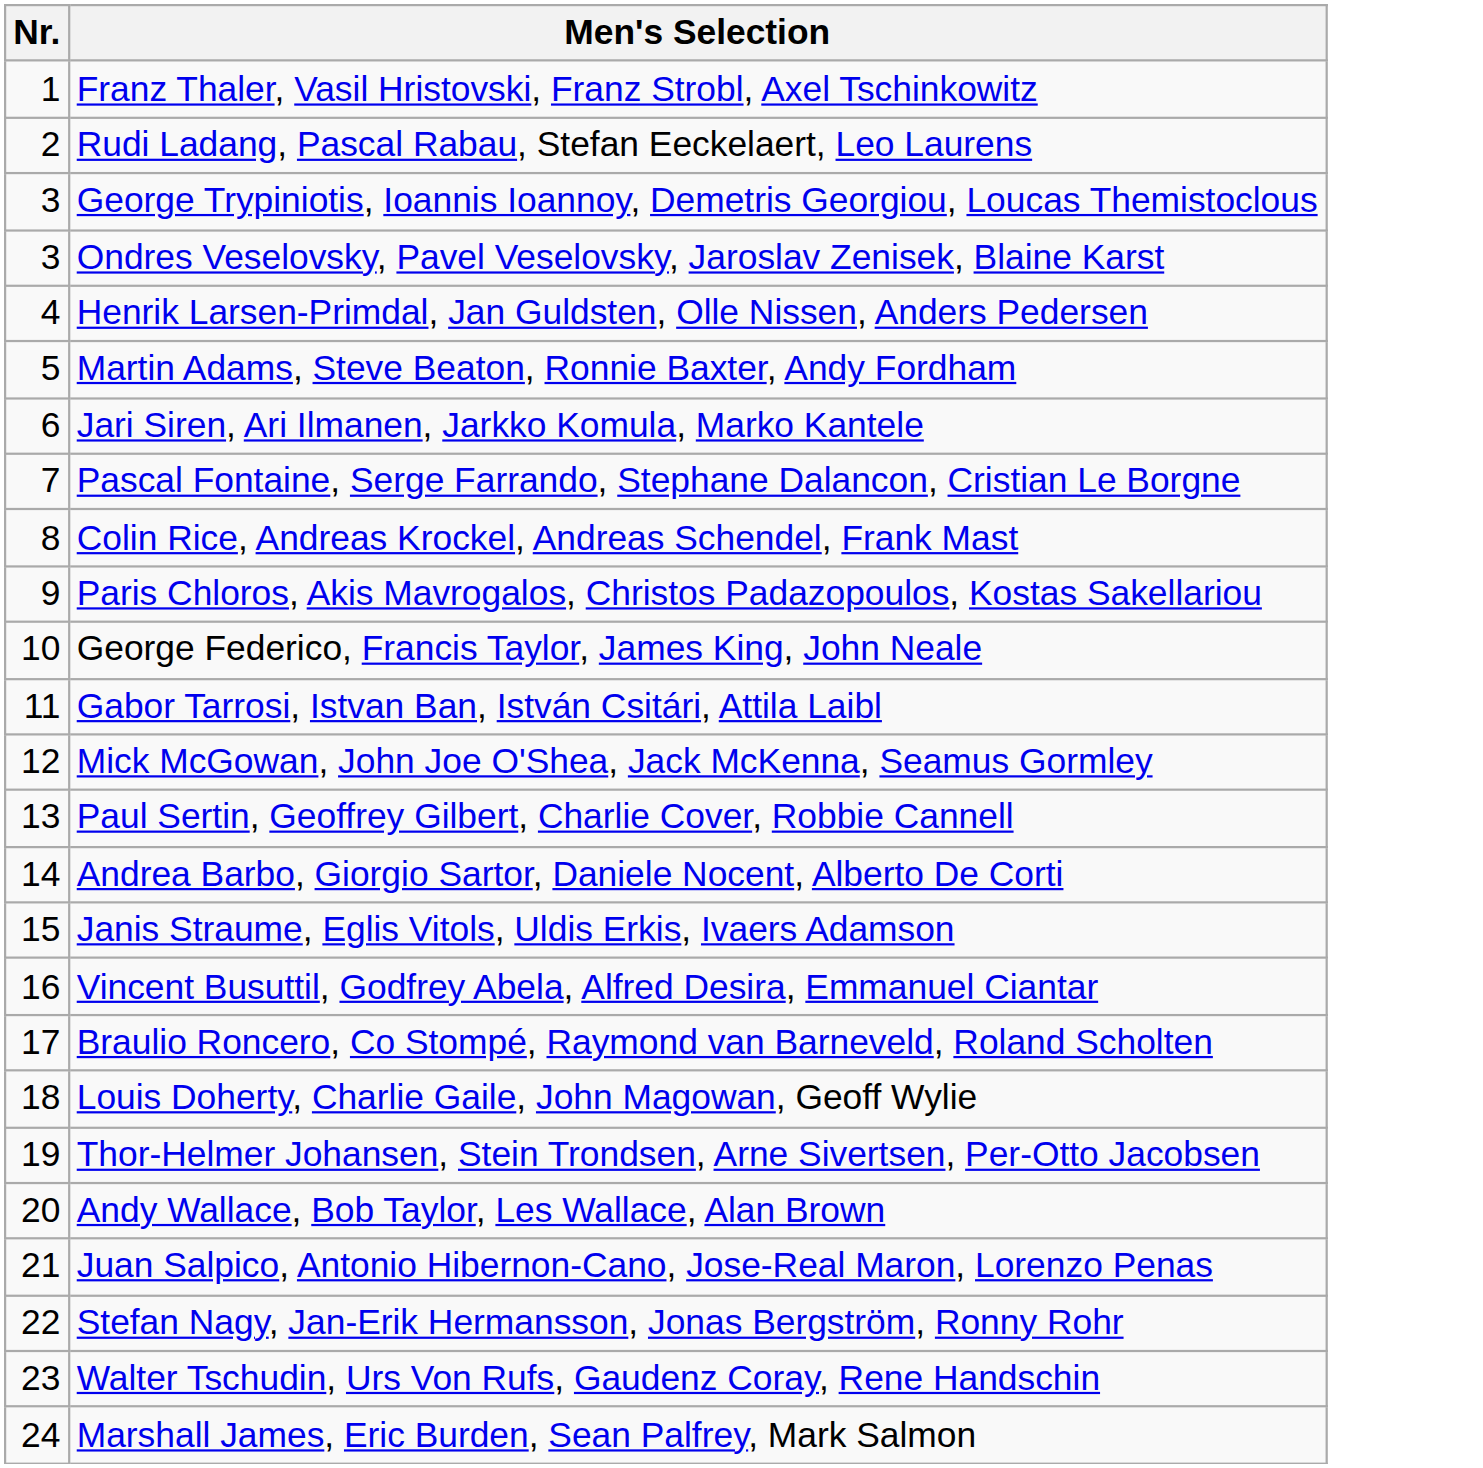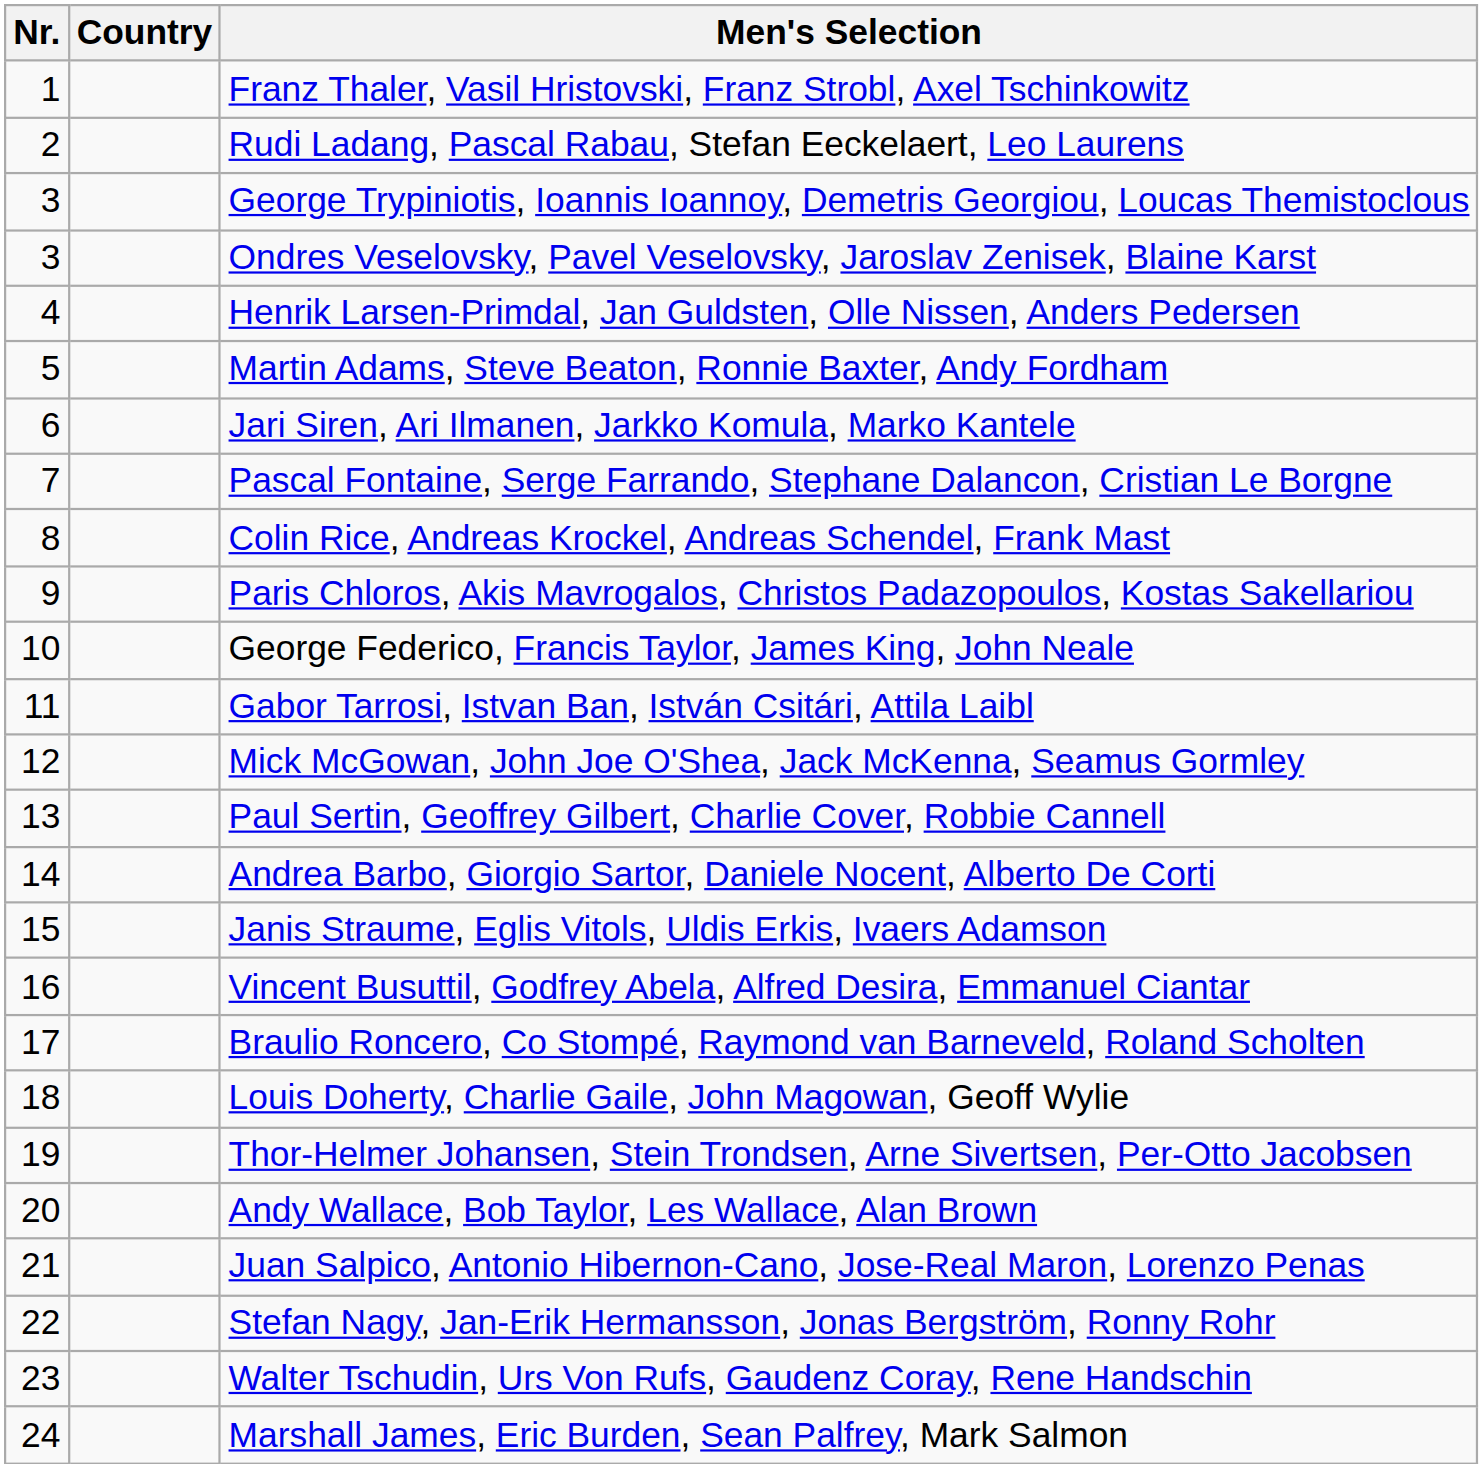+ column: (144, 32)
